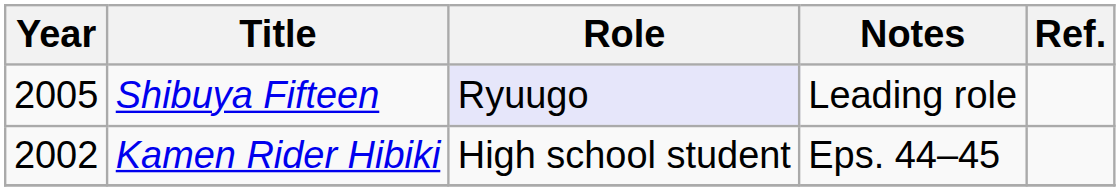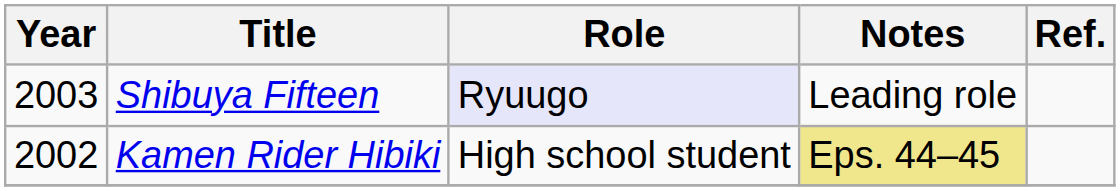(56, 94) 2005 -> (56, 94) 2003
(904, 154) no background -> (904, 154) khaki background
